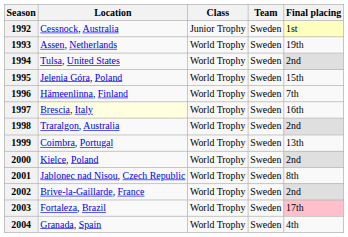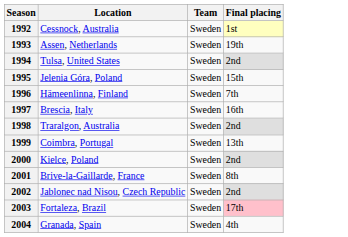- column: (218, 12)
(67, 110) lightyellow background -> (67, 110) no background
(113, 175) Jablonec nad Nisou, Czech Republic -> (92, 175) Brive-la-Gaillarde, France
(92, 192) Brive-la-Gaillarde, France -> (113, 192) Jablonec nad Nisou, Czech Republic
